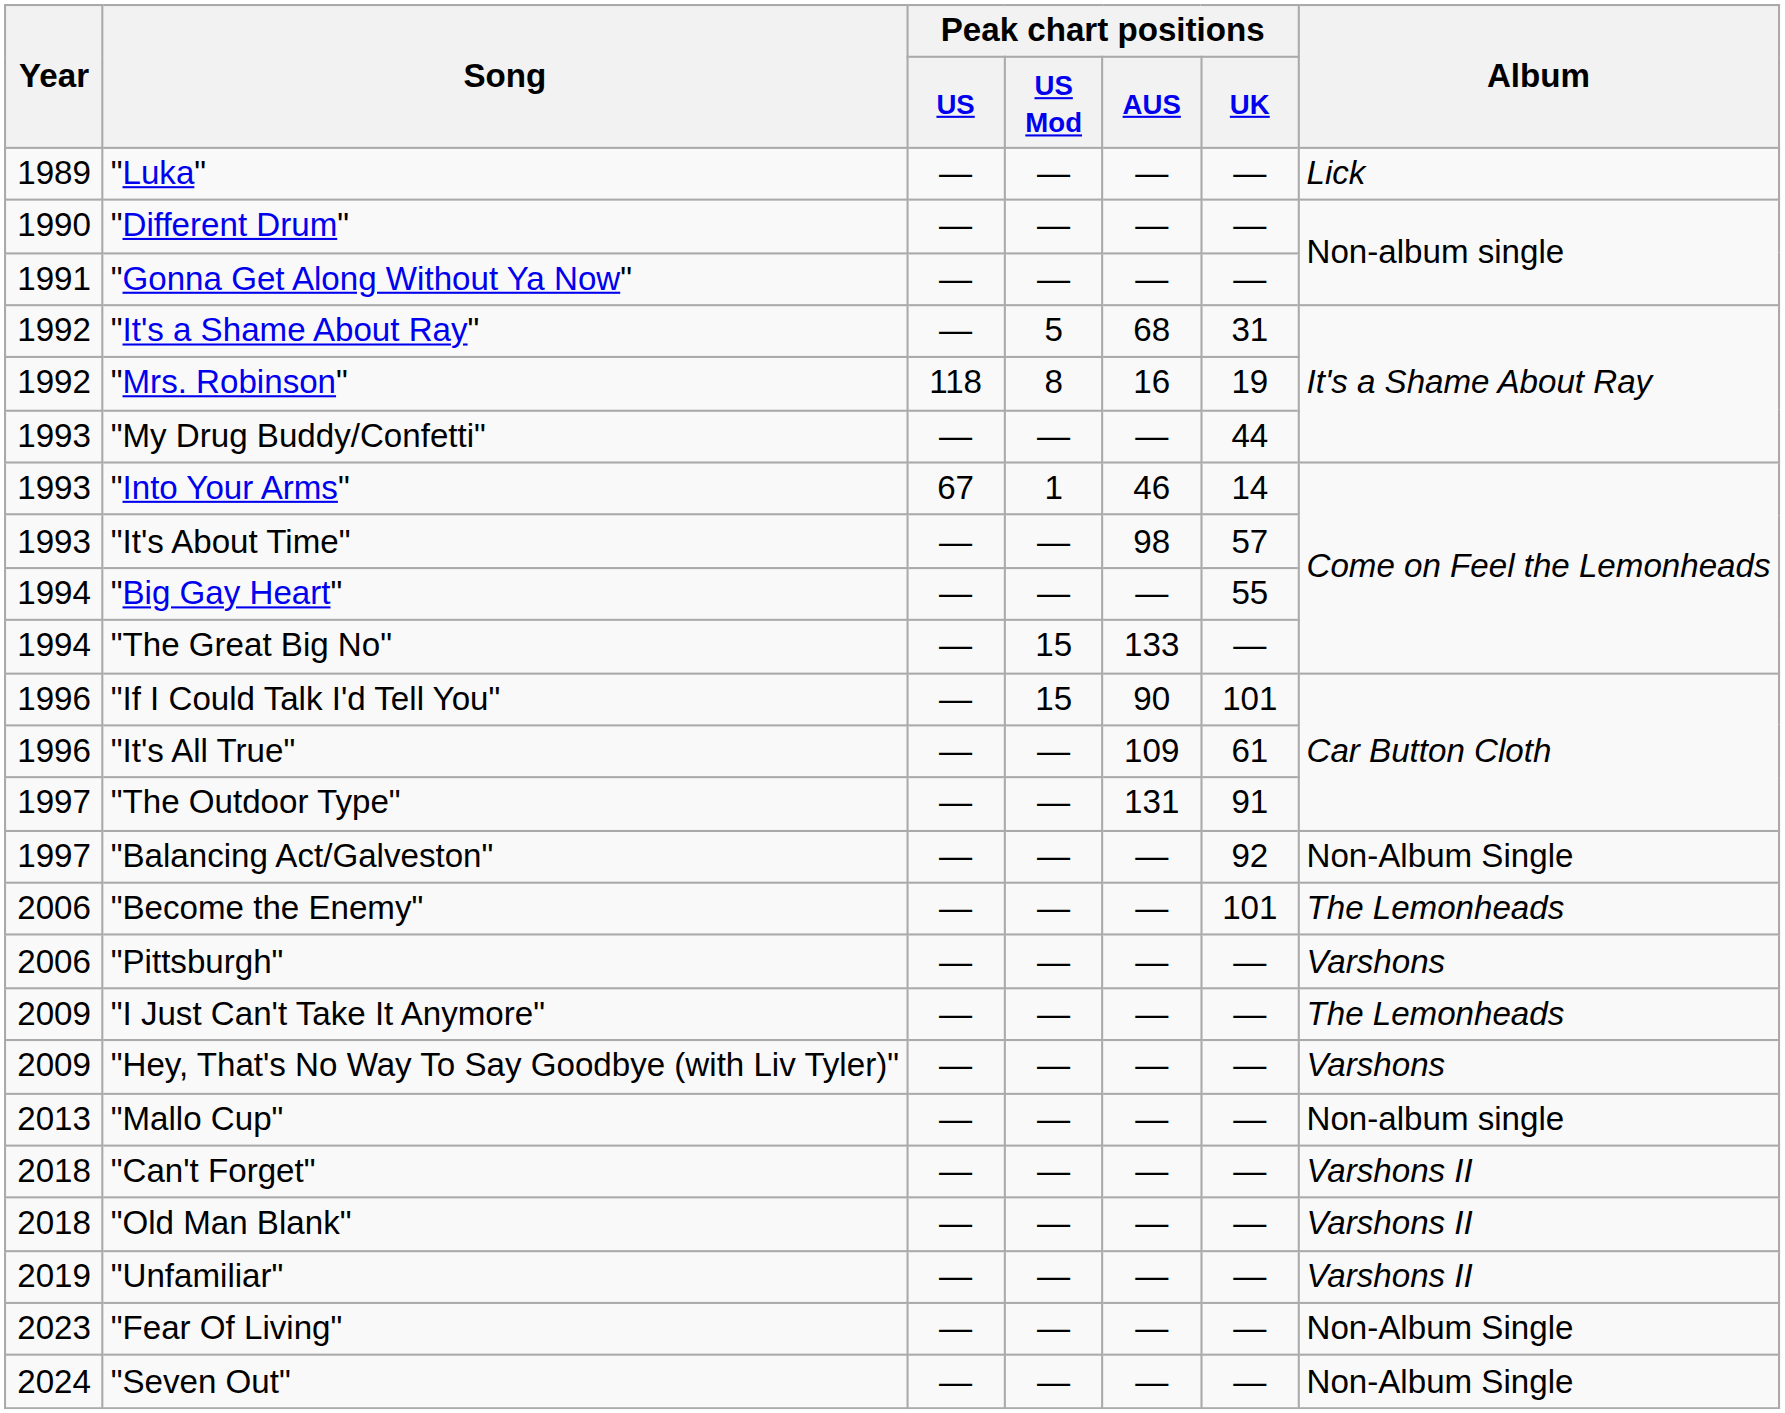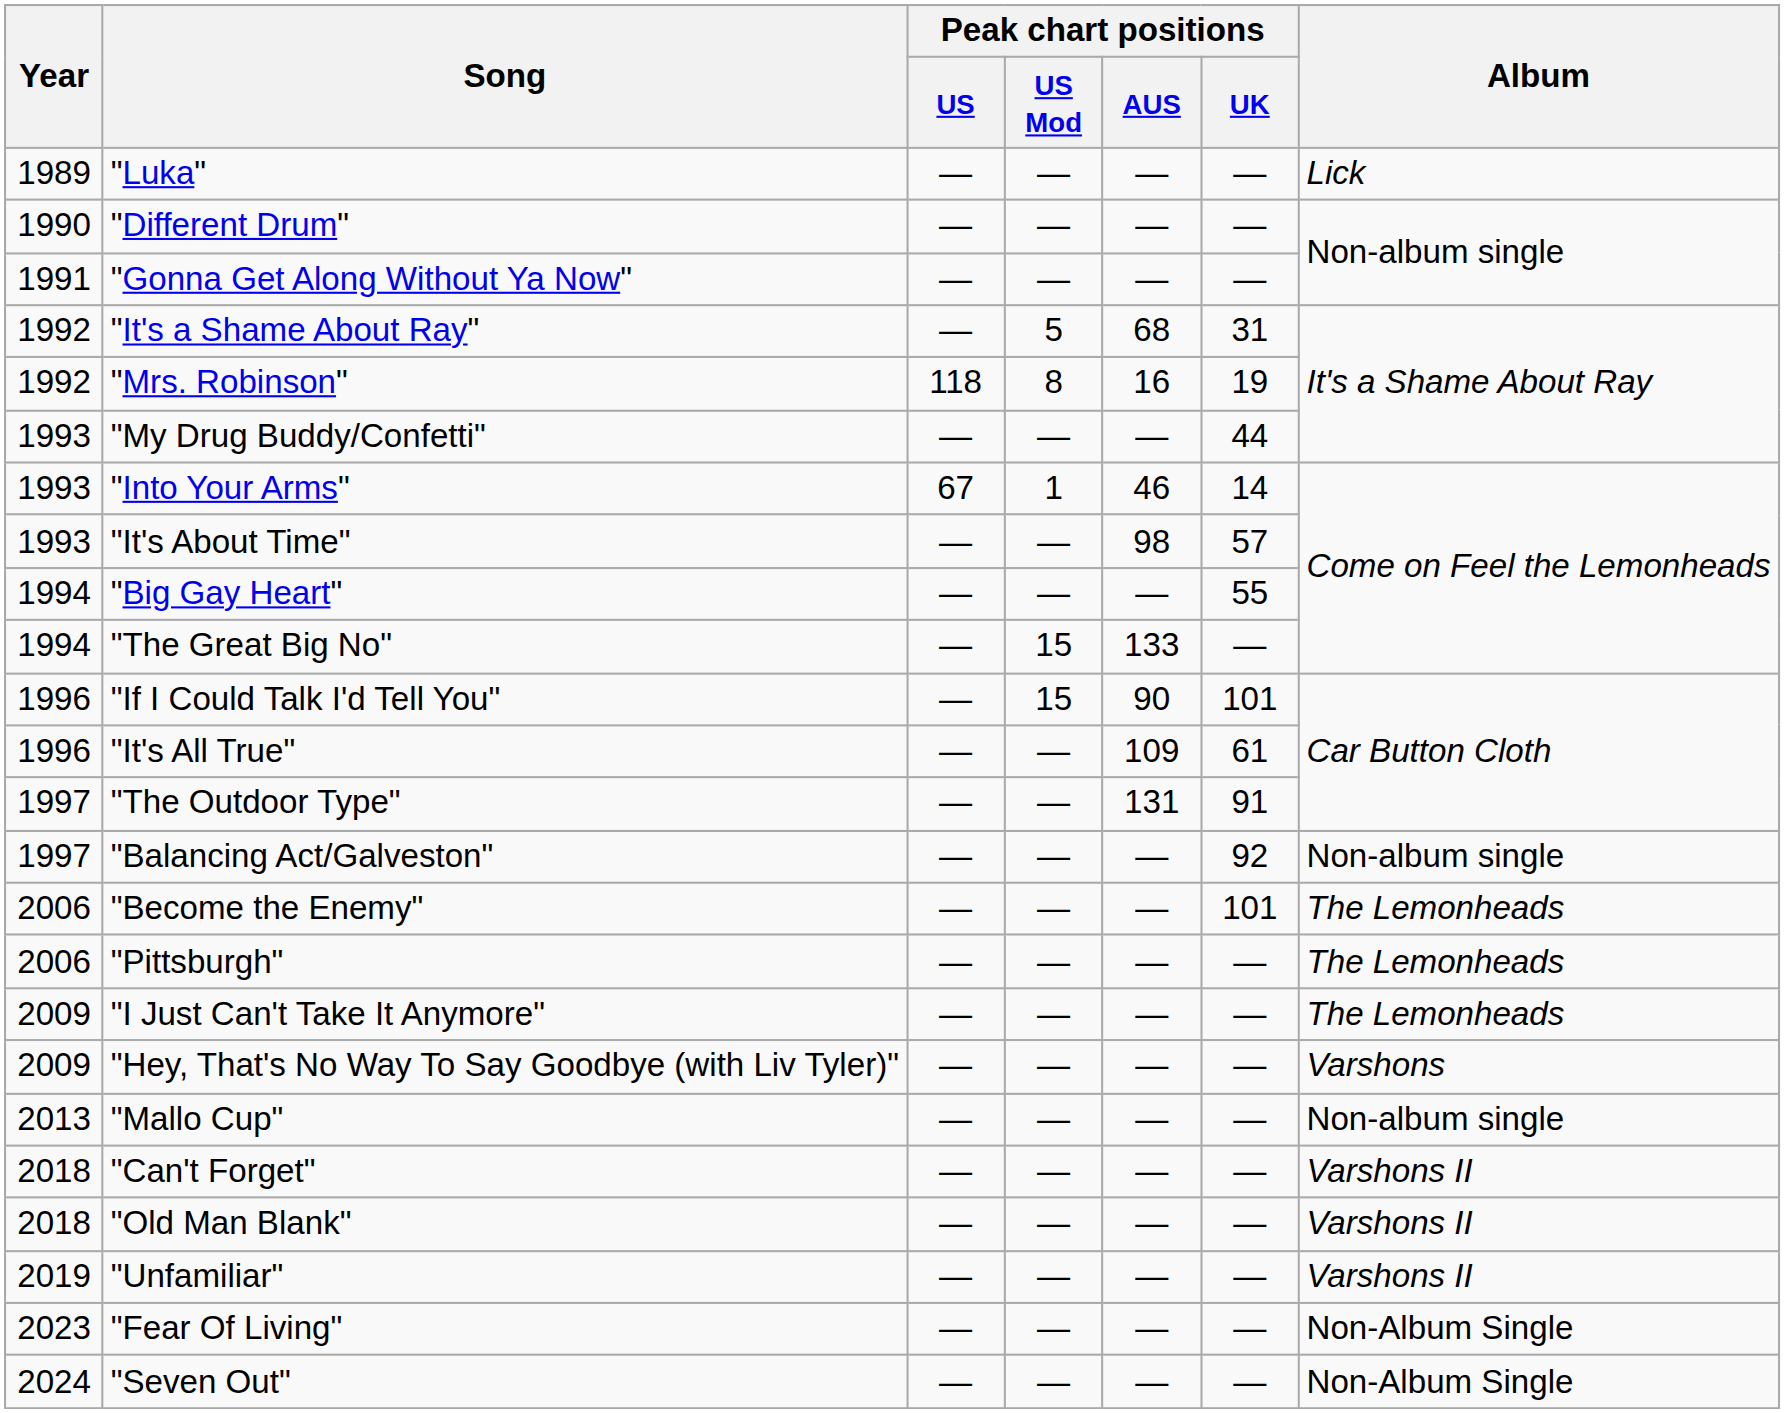(1440, 855) Non-Album Single -> (1435, 855) Non-album single
(1376, 960) Varshons -> (1435, 960) The Lemonheads
